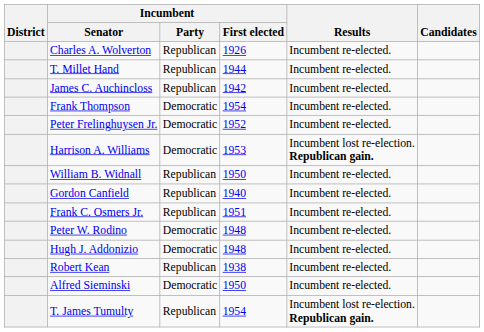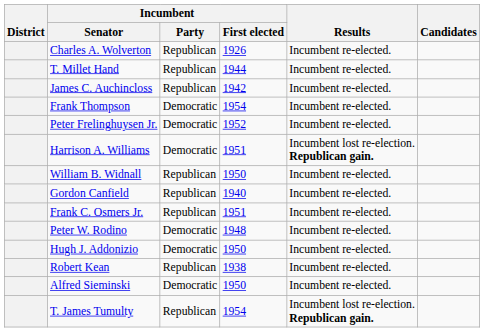(234, 149) 1953 -> (234, 149) 1951
(234, 249) 1948 -> (234, 249) 1950
